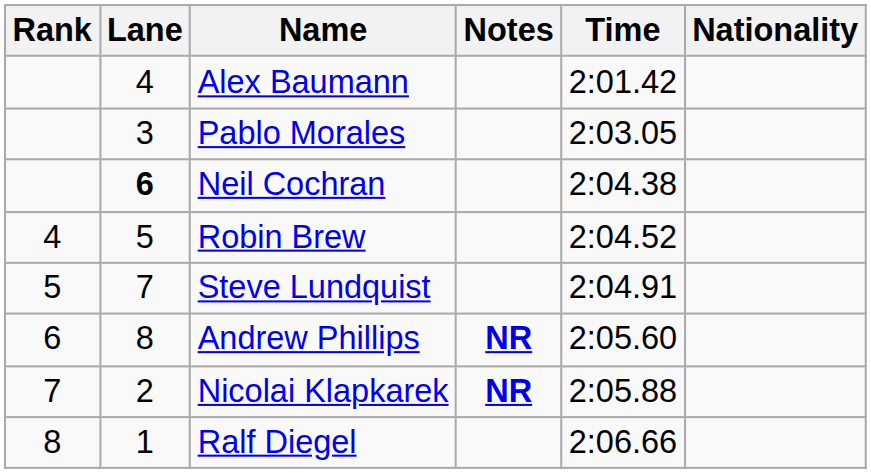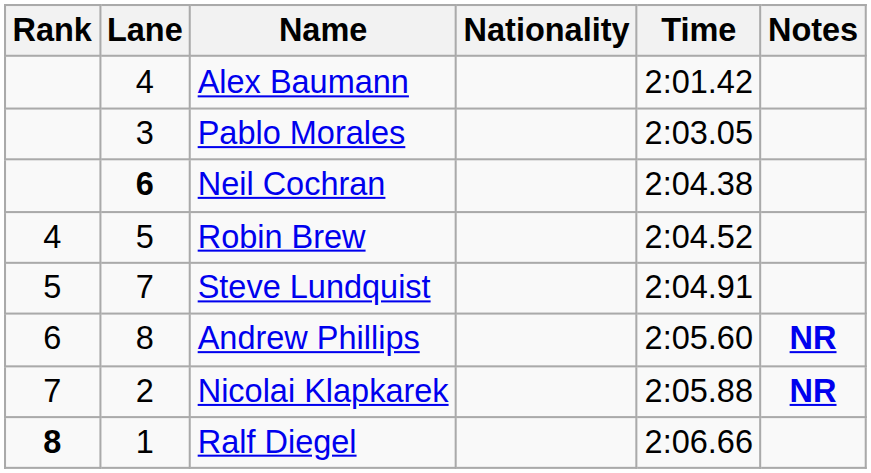columns swapped: (775, 30) <-> (509, 30)
(52, 442) normal -> (52, 442) bold
